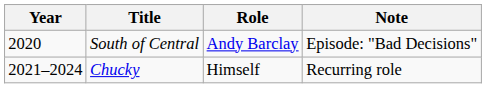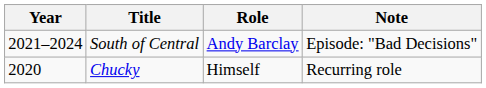(25, 43) 2020 -> (45, 43) 2021–2024
(45, 69) 2021–2024 -> (25, 69) 2020
